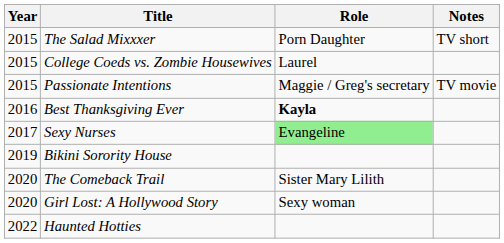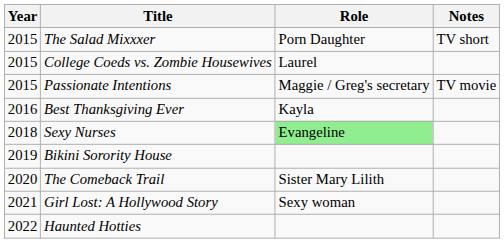(297, 109) bold -> (296, 109) normal
(23, 132) 2017 -> (23, 132) 2018
(23, 202) 2020 -> (23, 202) 2021
